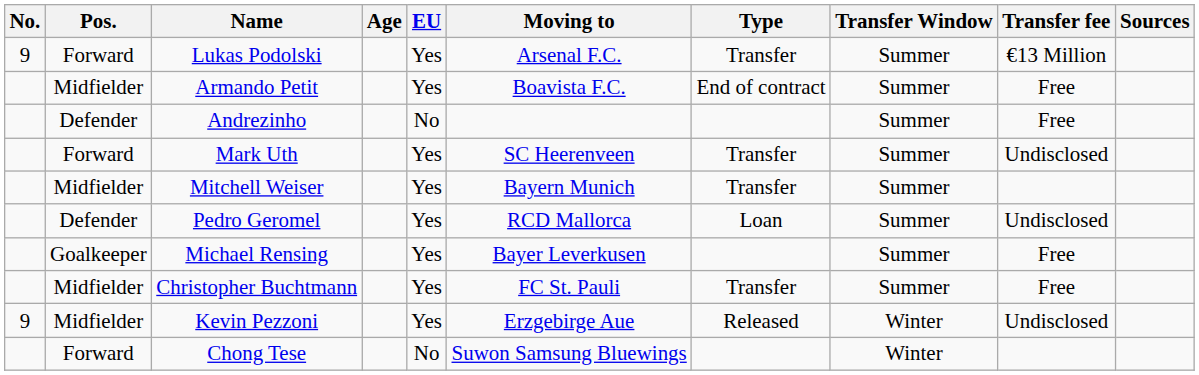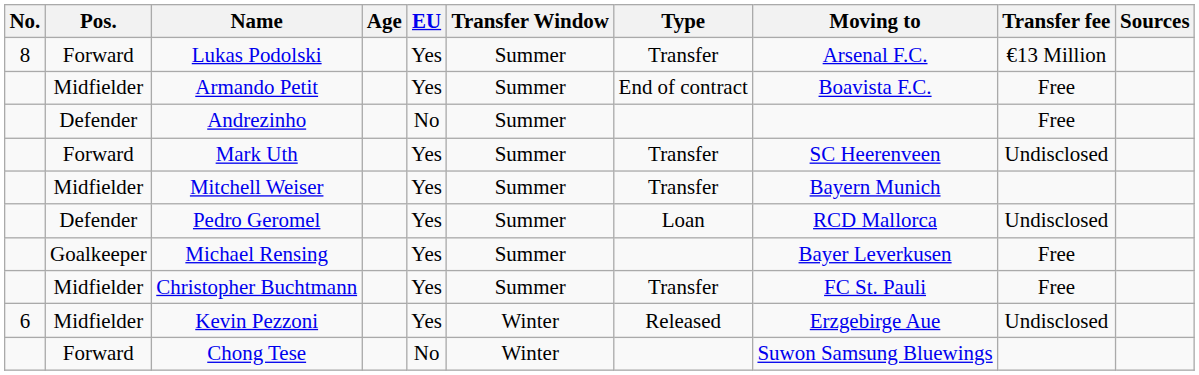columns swapped: (569, 21) <-> (914, 21)
(25, 54) 9 -> (25, 54) 8
(25, 320) 9 -> (25, 320) 6
